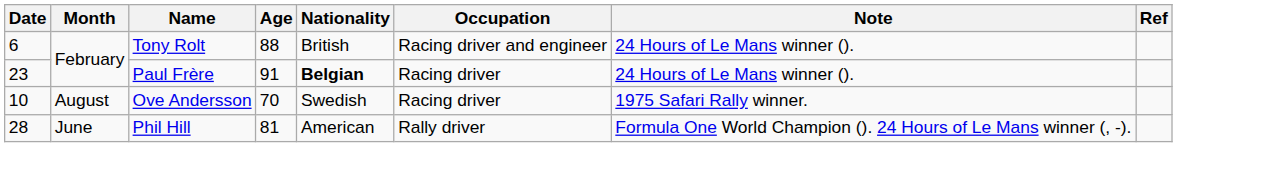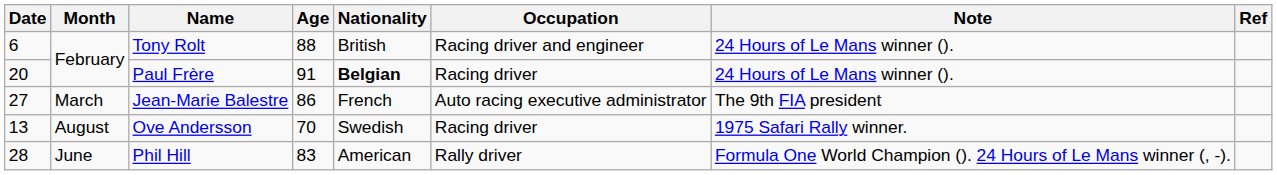(18, 73) 23 -> (18, 73) 20
+ row: (210, 100)
(18, 100) 10 -> (18, 128) 13
(270, 128) 81 -> (306, 155) 83
